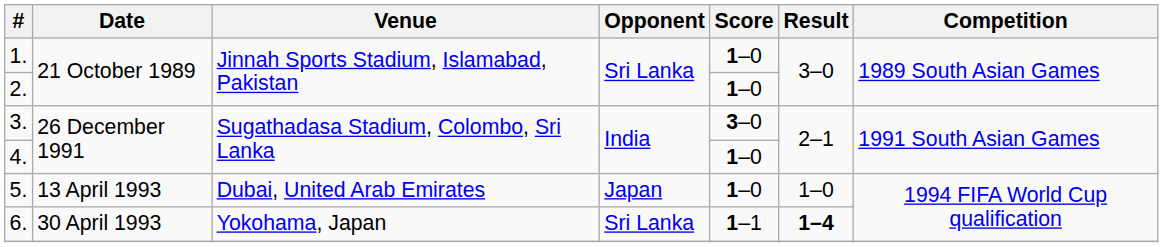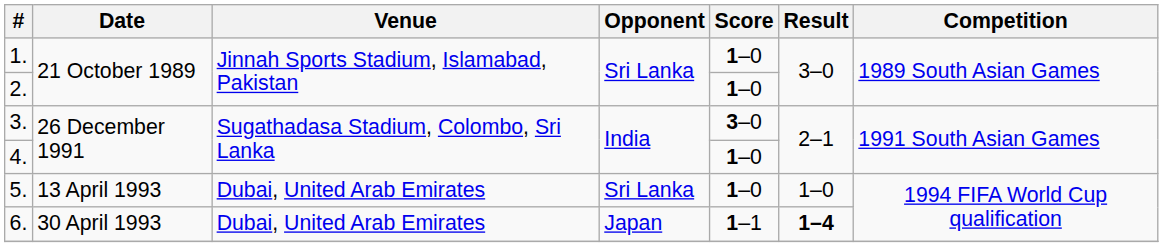(633, 190) Japan -> (649, 190) Sri Lanka
(301, 223) Yokohama, Japan -> (351, 223) Dubai, United Arab Emirates
(649, 223) Sri Lanka -> (633, 223) Japan
